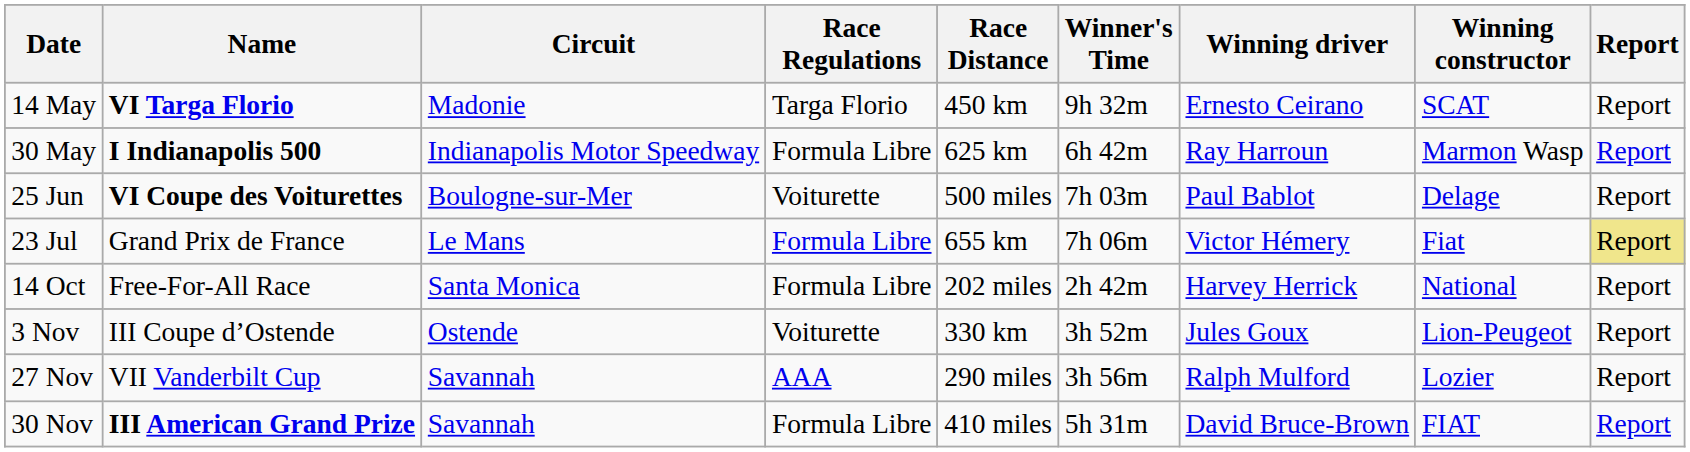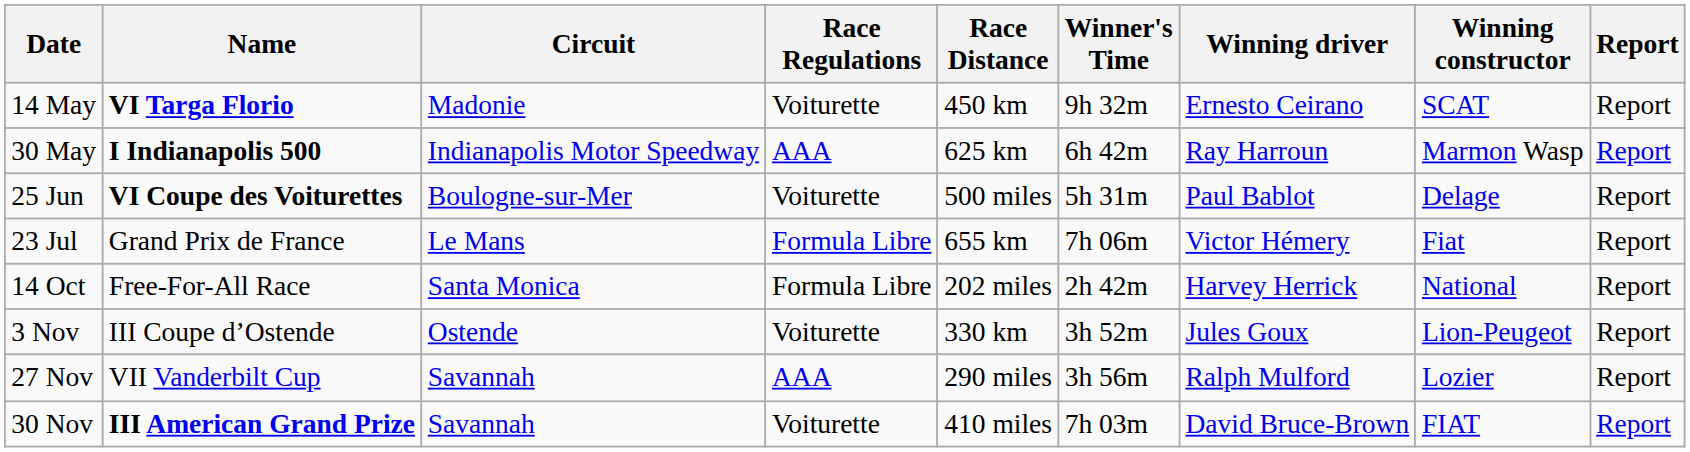(840, 105) Targa Florio -> (826, 105) Voiturette
(852, 150) Formula Libre -> (802, 150) AAA
(1106, 196) 7h 03m -> (1106, 196) 5h 31m
(1634, 241) khaki background -> (1634, 241) no background
(852, 422) Formula Libre -> (826, 422) Voiturette
(1106, 422) 5h 31m -> (1106, 422) 7h 03m
